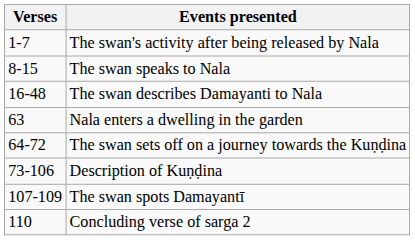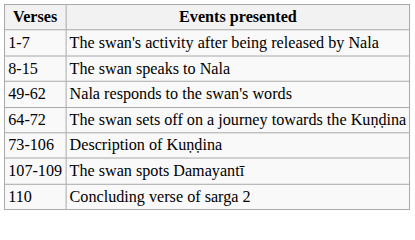- row: (196, 94)
+ row: (181, 94)
- row: (186, 119)
